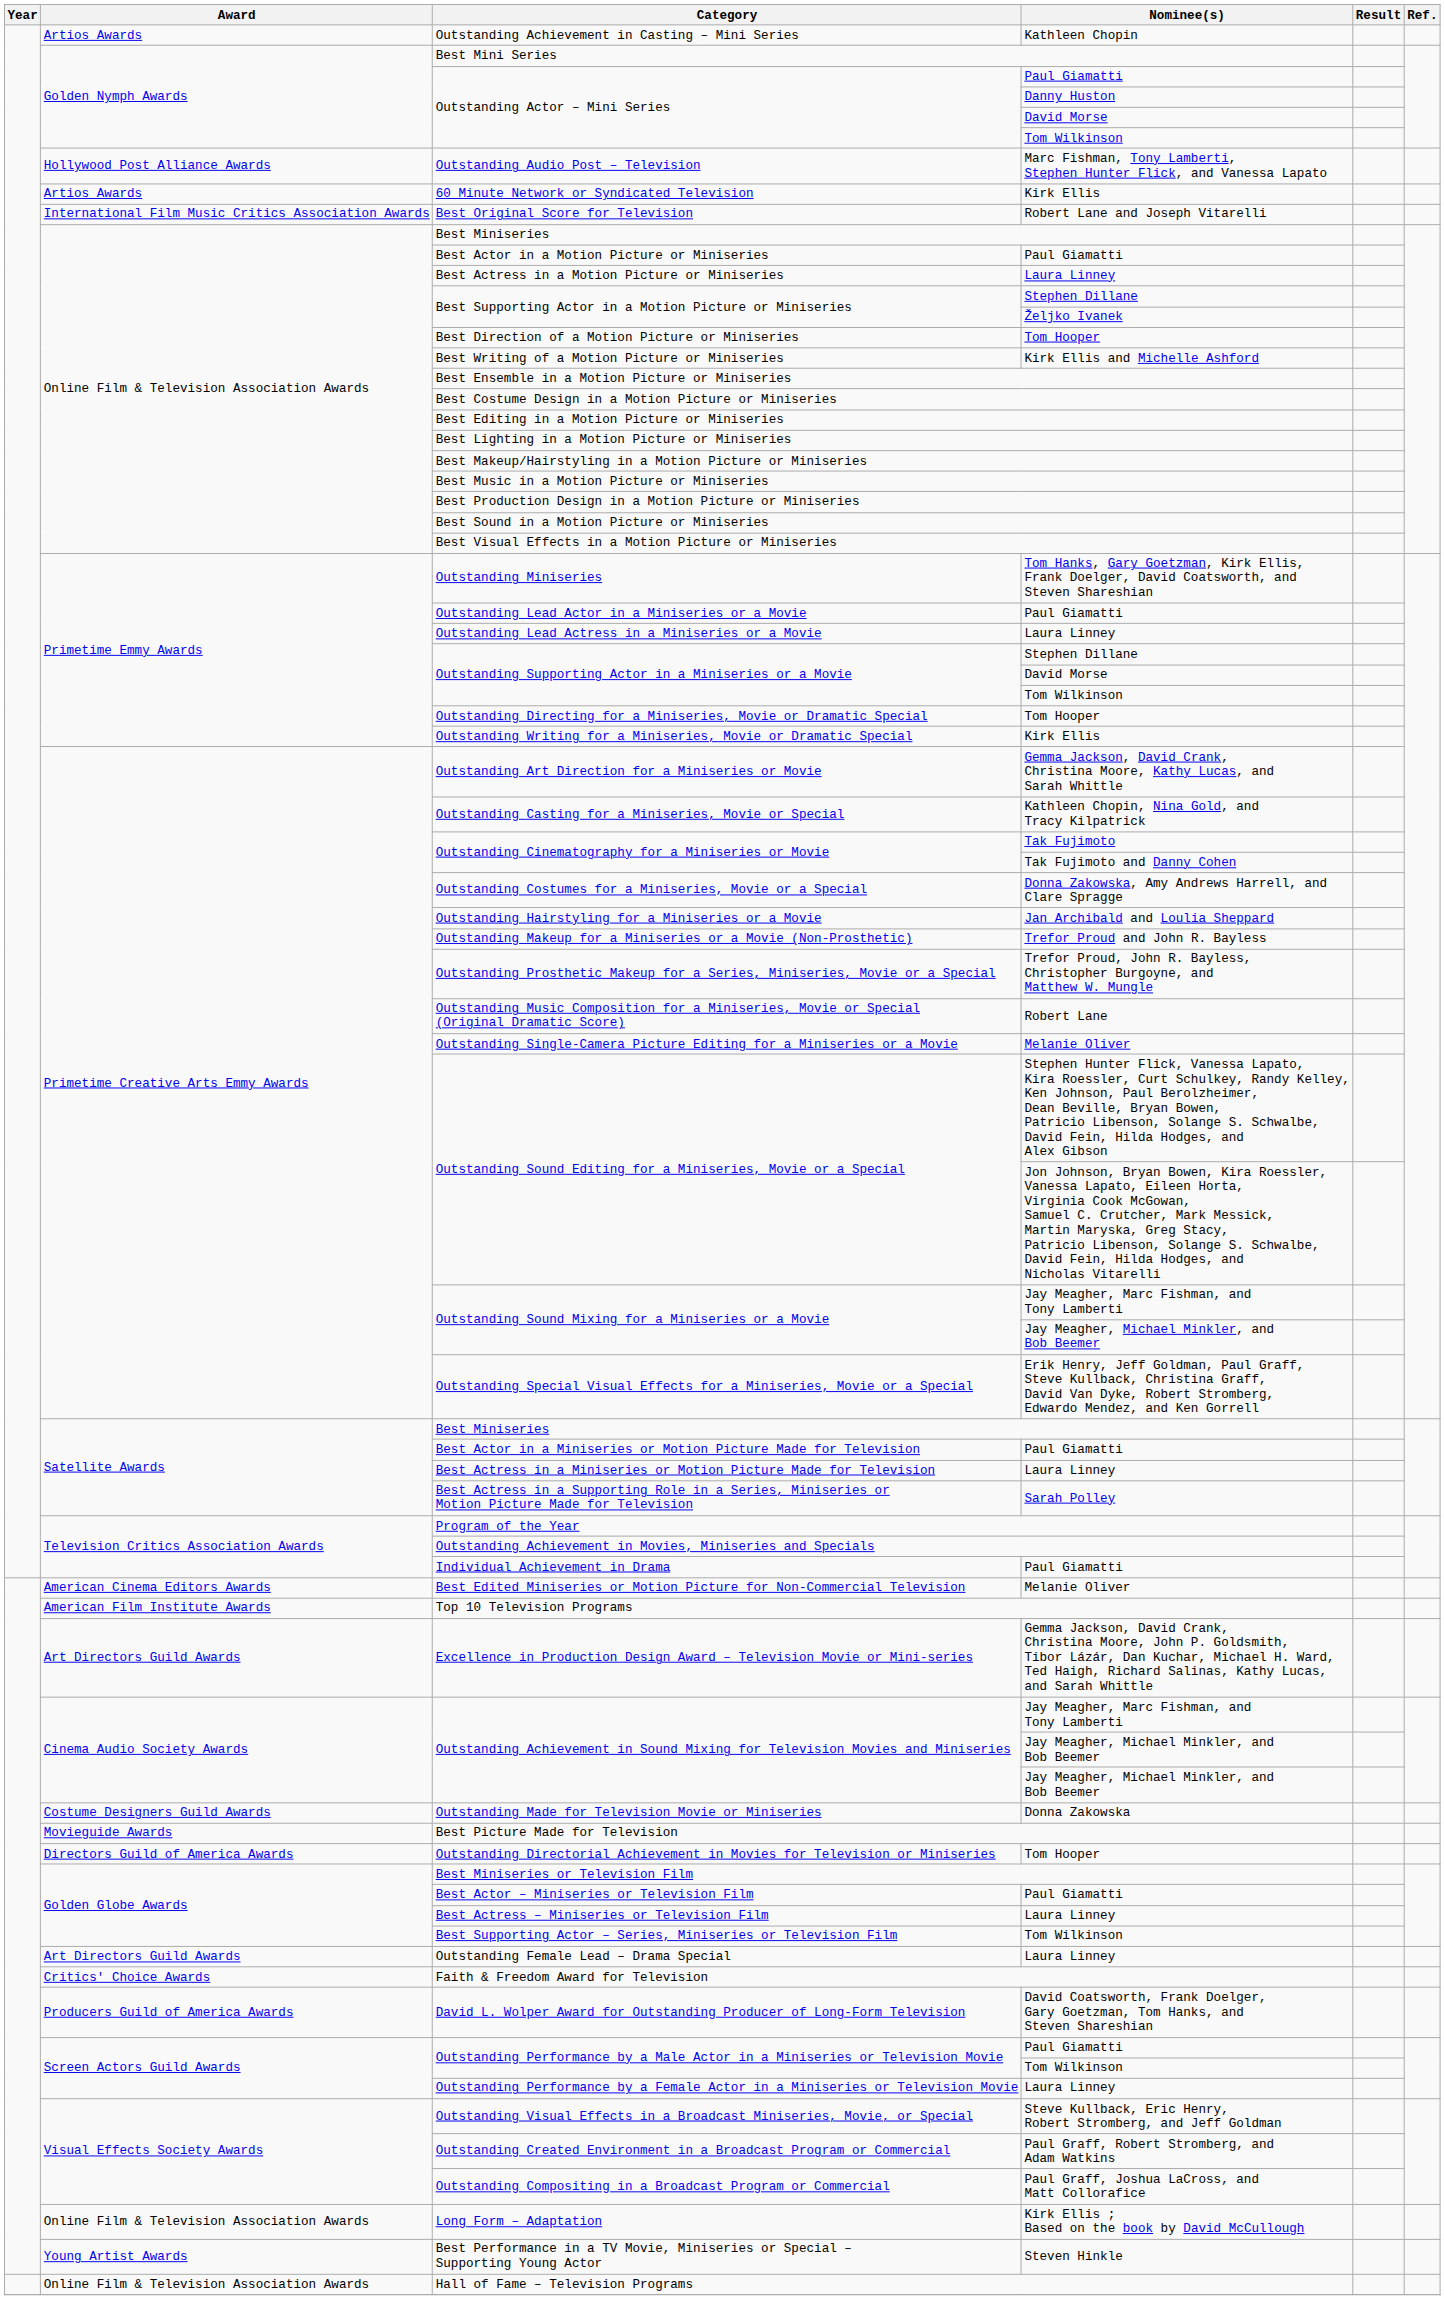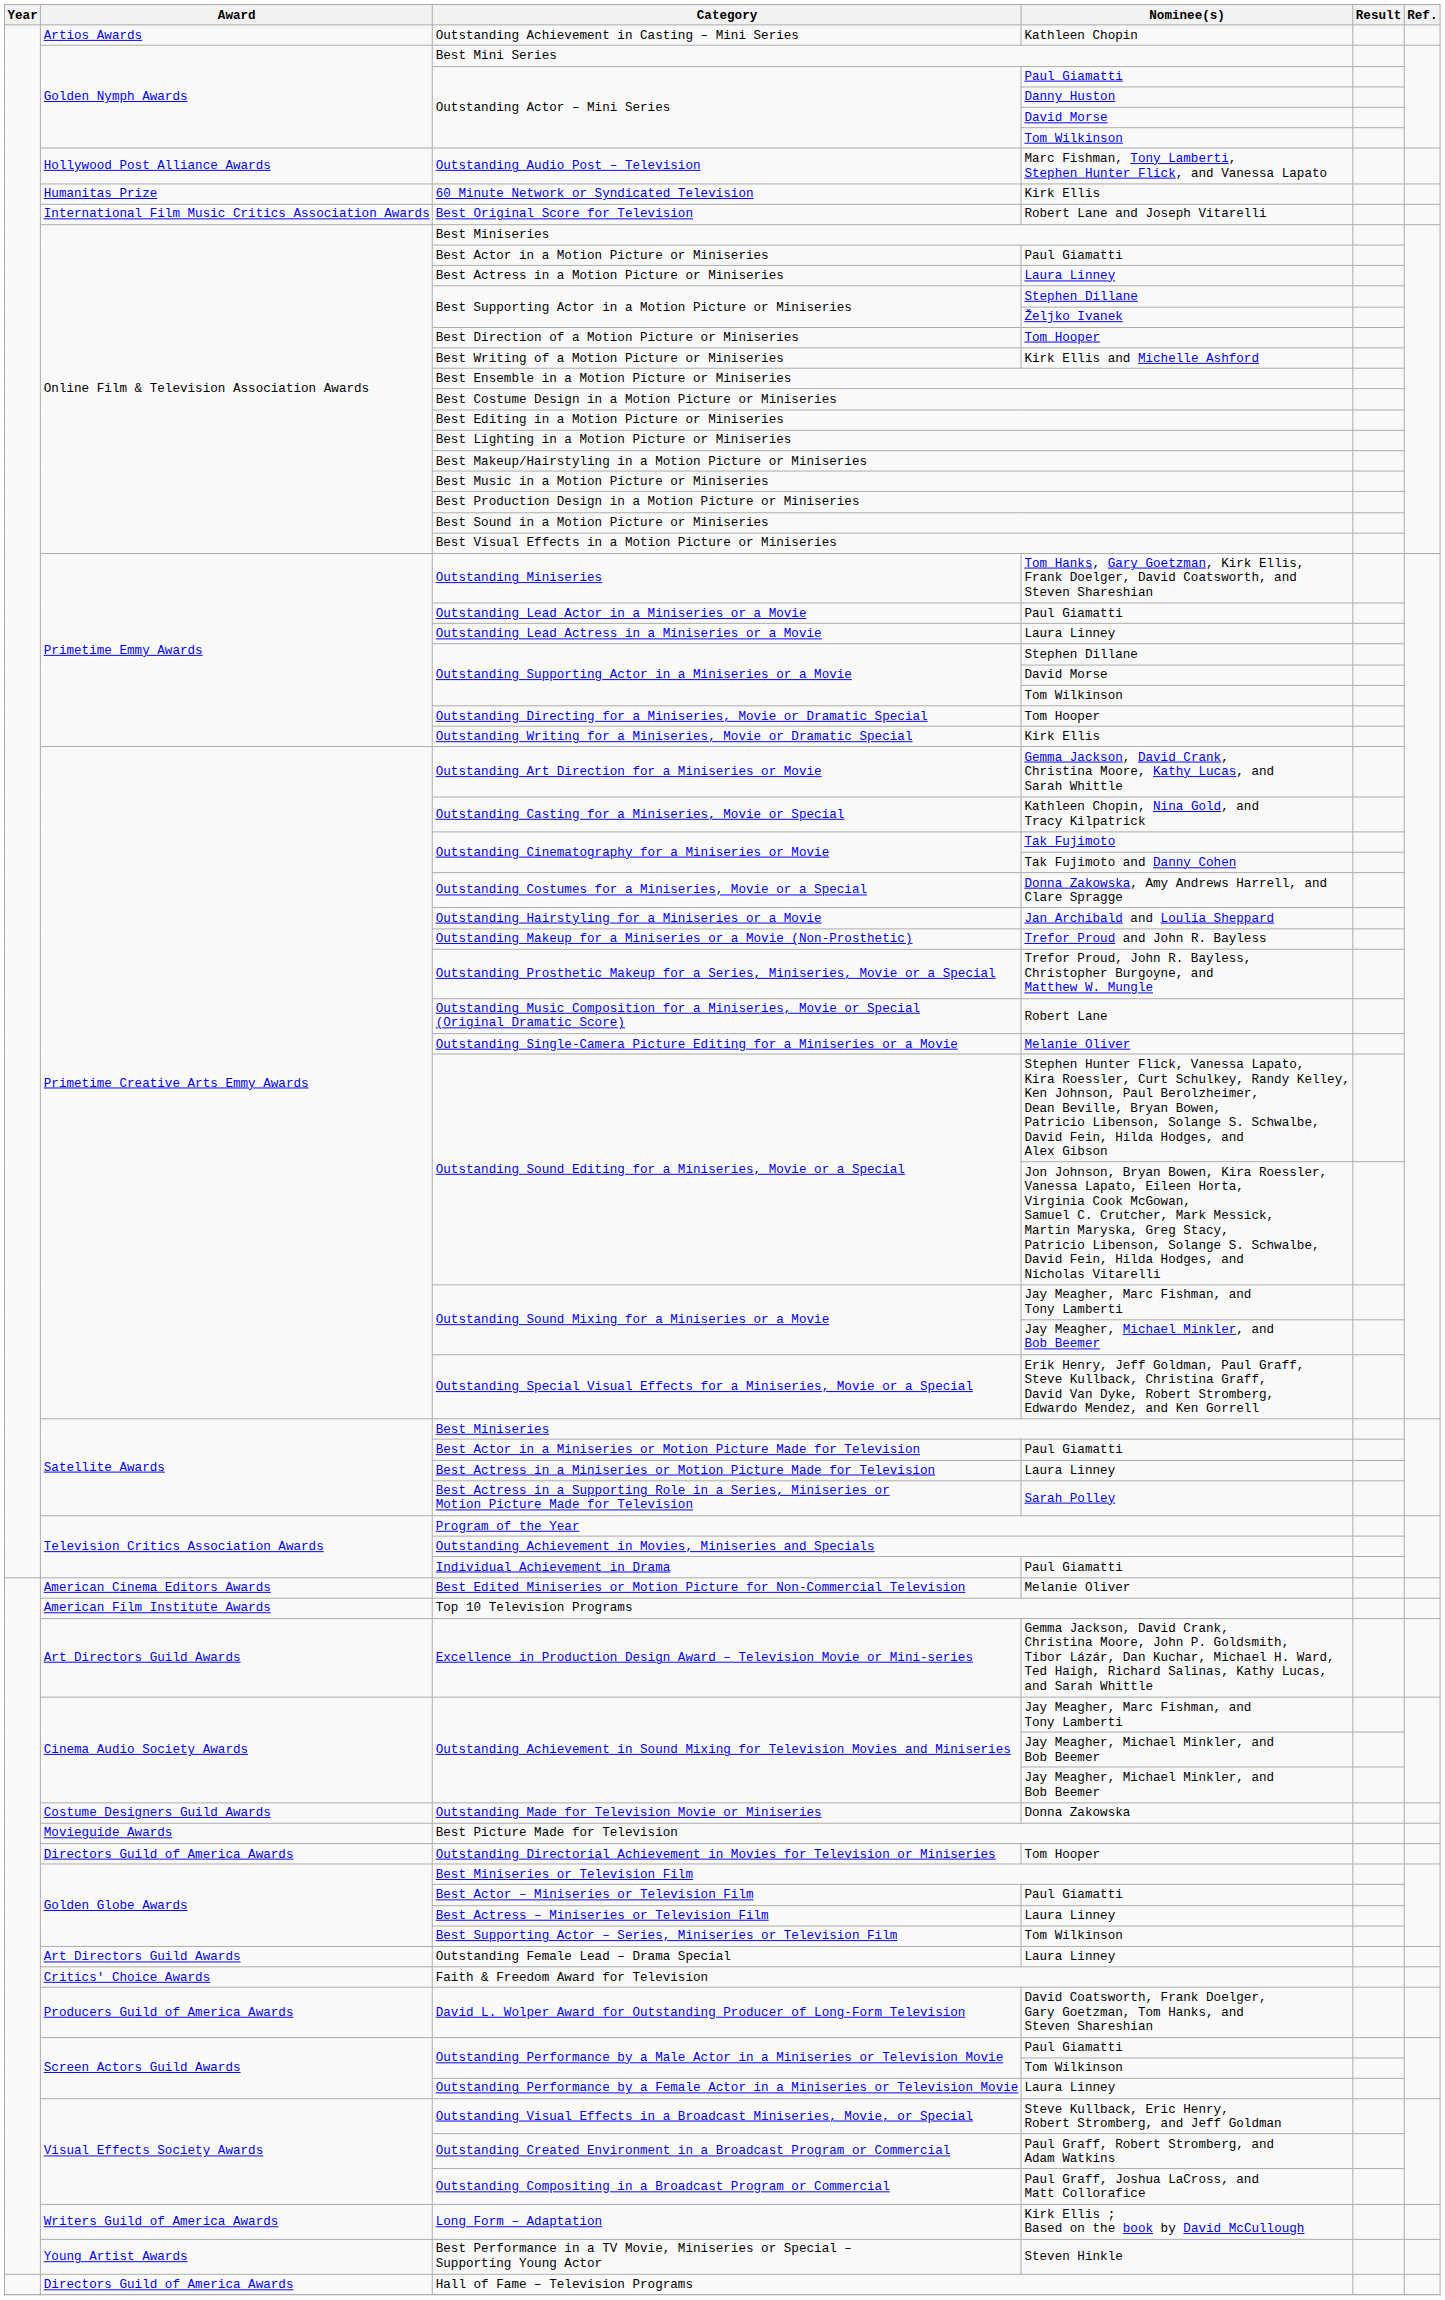(93, 194) Artios Awards -> (101, 194) Humanitas Prize
(206, 2222) Online Film & Television Association Awards -> (161, 2222) Writers Guild of America Awards
(206, 2285) Online Film & Television Association Awards -> (169, 2285) Directors Guild of America Awards
